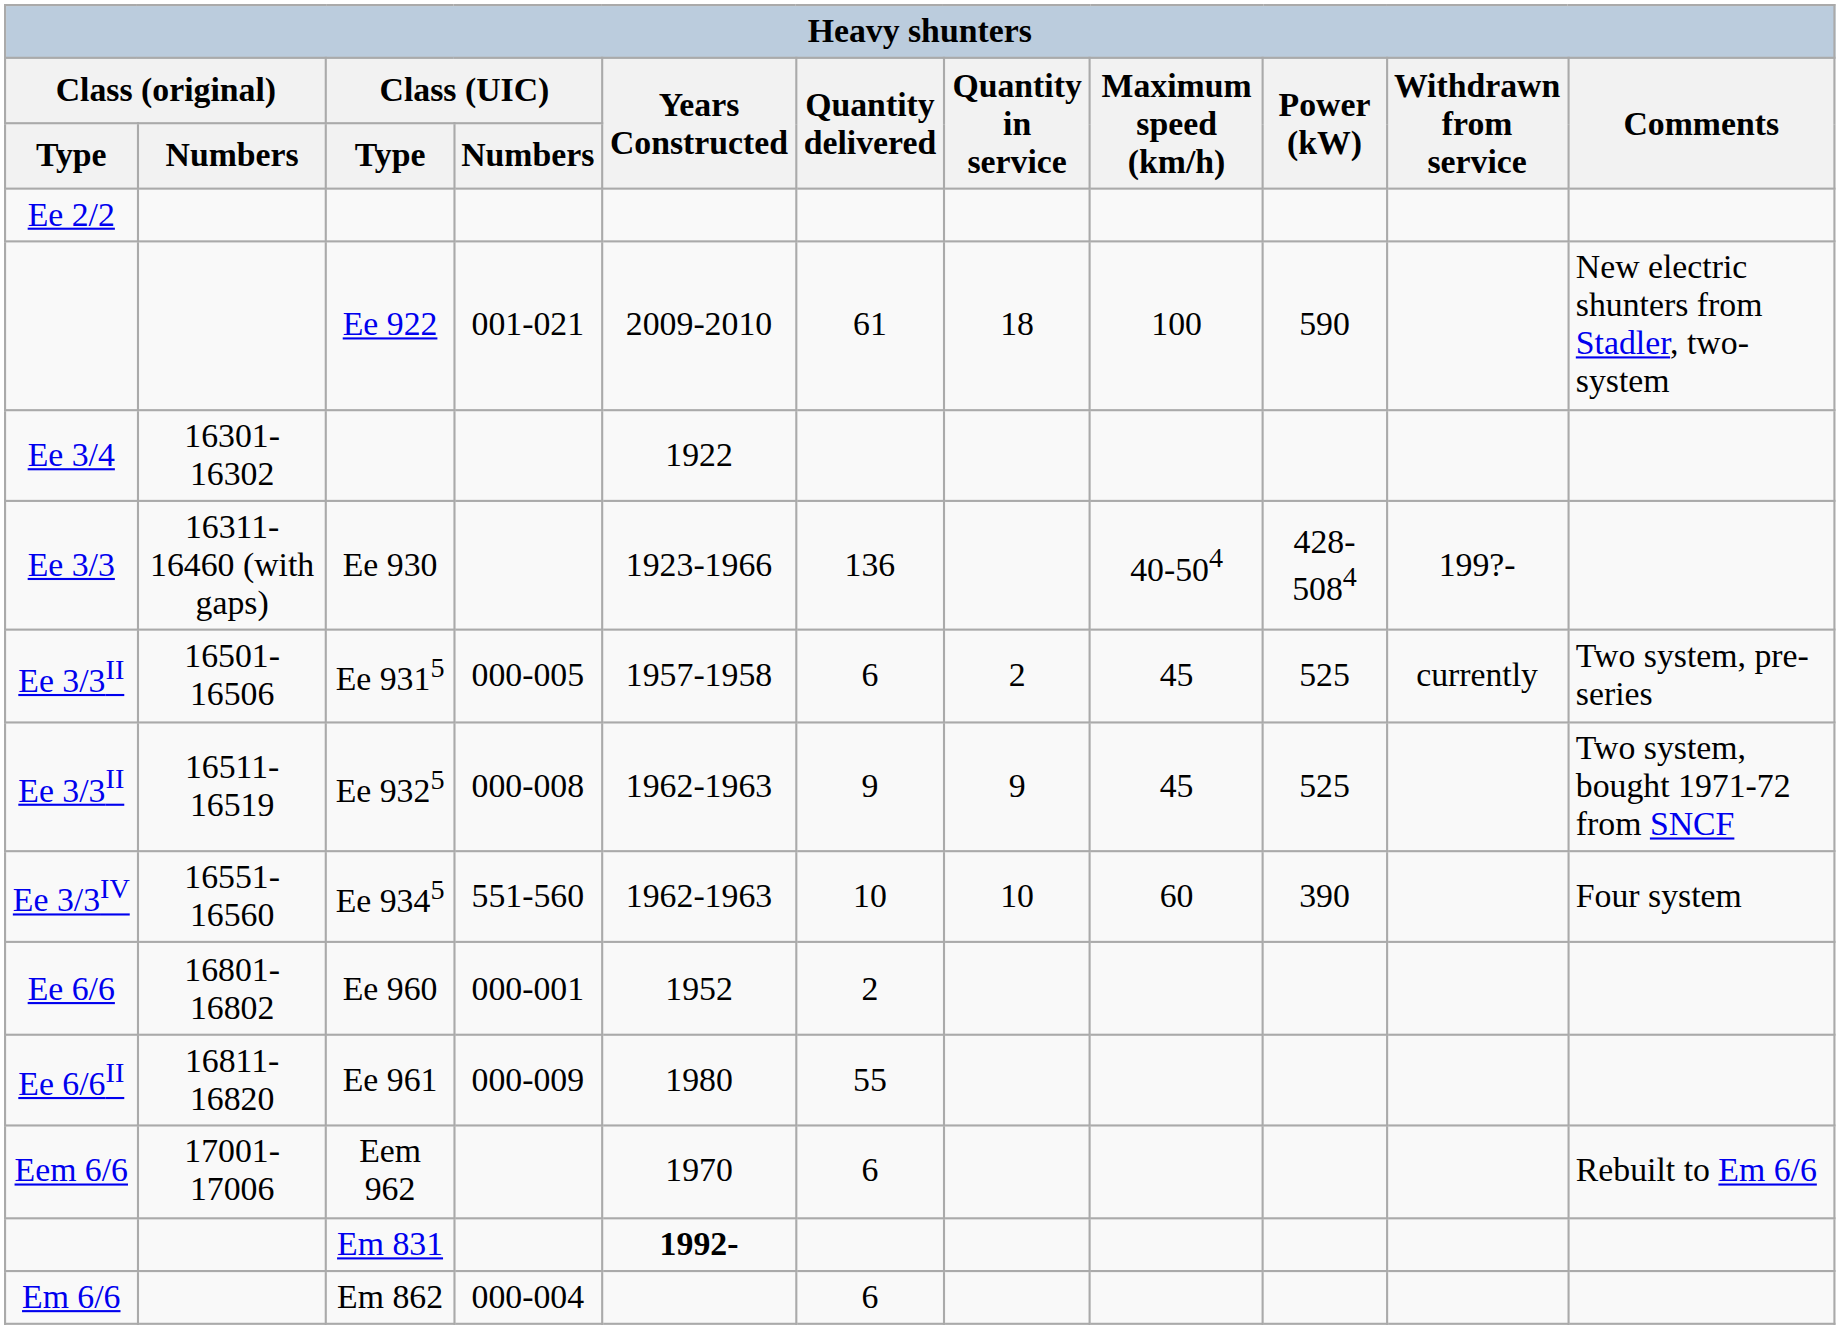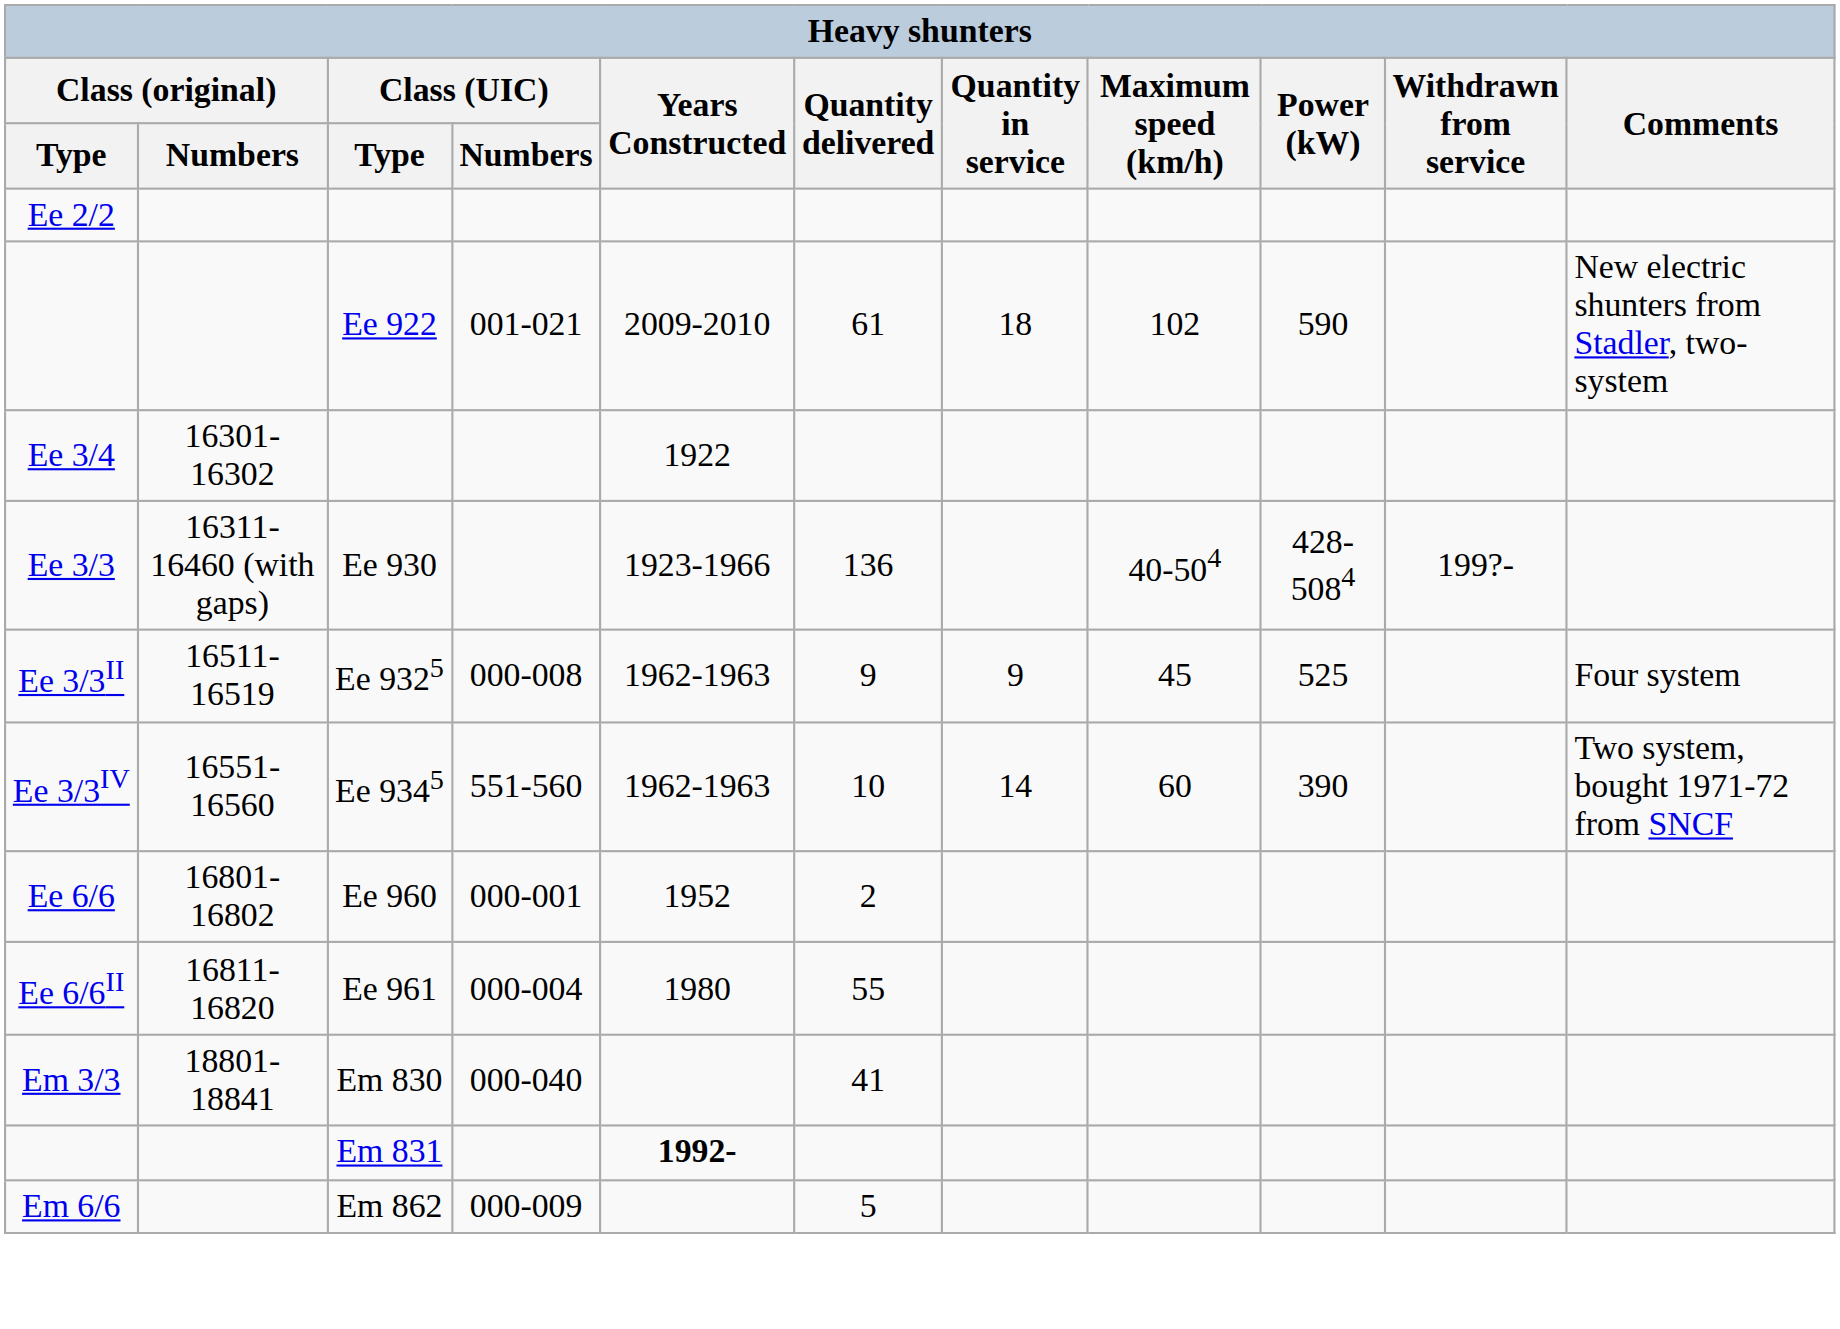(1177, 324) 100 -> (1175, 324) 102
- row: (71, 675)
(1683, 785) Two system, bought 1971-72 from SNCF -> (1657, 675) Four system
(1017, 896) 10 -> (1015, 785) 14
(1659, 896) Four system -> (1682, 785) Two system, bought 1971-72 from SNCF
(528, 1079) 000-009 -> (526, 987) 000-004
- row: (71, 1170)
+ row: (71, 1079)
(528, 1297) 000-004 -> (526, 1205) 000-009
(870, 1297) 6 -> (868, 1205) 5
